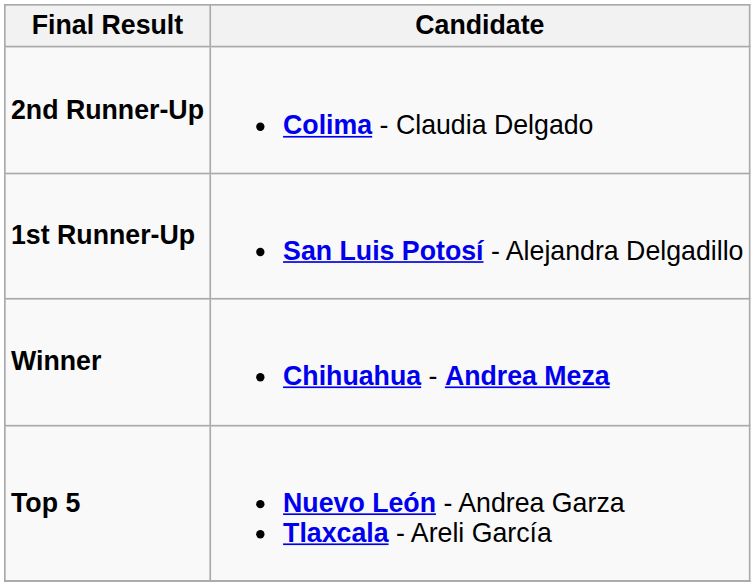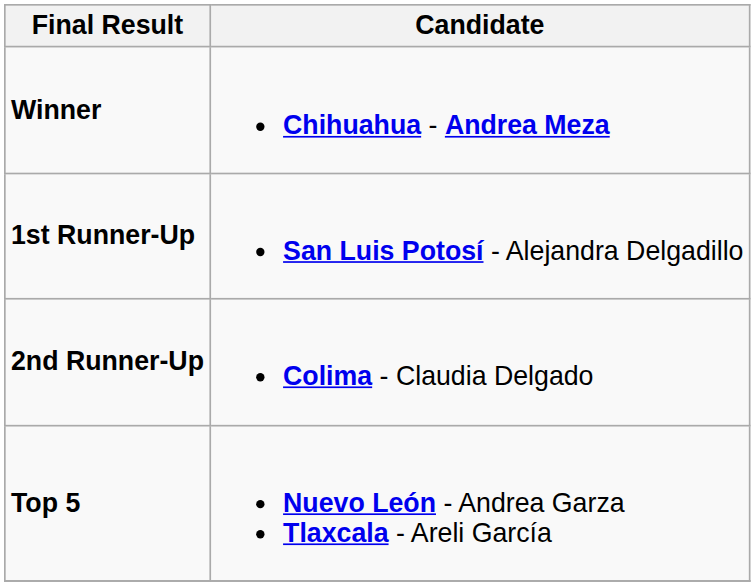rows swapped: (56, 361) <-> (107, 109)
